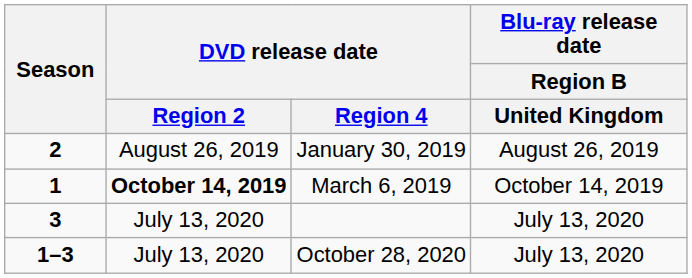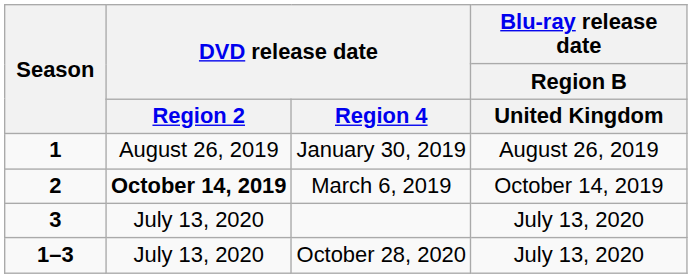(55, 150) 2 -> (55, 150) 1
(55, 185) 1 -> (55, 185) 2
